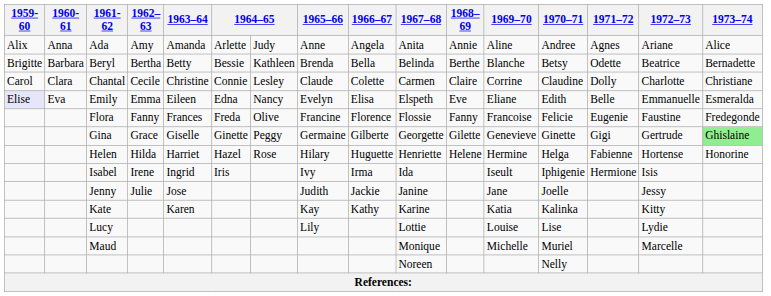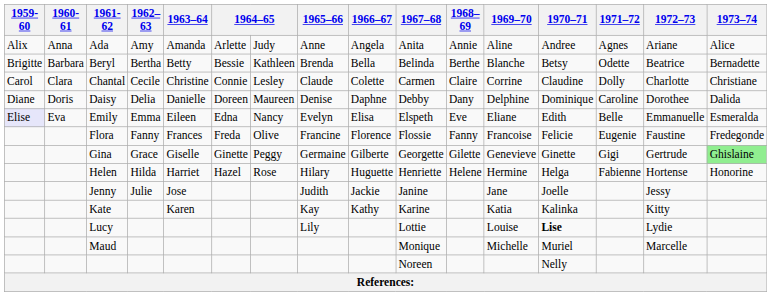+ row: (103, 99)
- row: (103, 172)
(551, 227) normal -> (552, 227) bold
